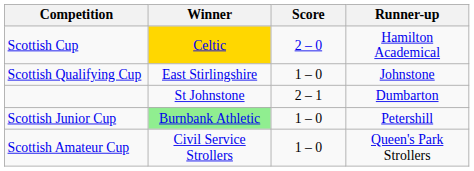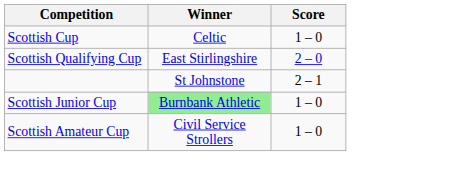- column: (407, 15)
(210, 44) gold background -> (210, 37) no background
(308, 44) 2 – 0 -> (308, 37) 1 – 0
(308, 74) 1 – 0 -> (308, 59) 2 – 0
